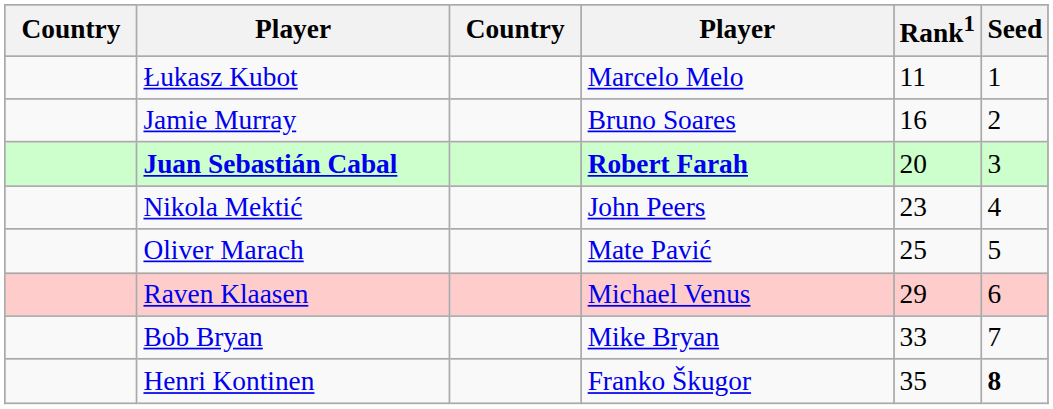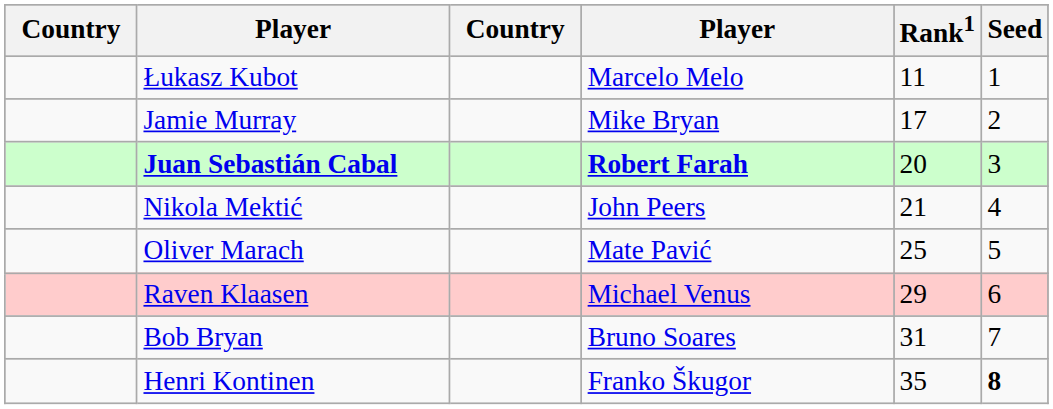(662, 120) Bruno Soares -> (653, 120) Mike Bryan
(913, 120) 16 -> (913, 120) 17
(913, 207) 23 -> (913, 207) 21
(653, 337) Mike Bryan -> (662, 337) Bruno Soares
(913, 337) 33 -> (913, 337) 31
